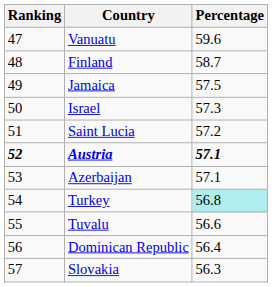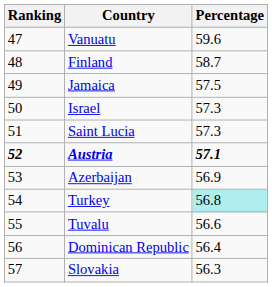(208, 131) 57.2 -> (208, 131) 57.3
(208, 177) 57.1 -> (208, 177) 56.9
